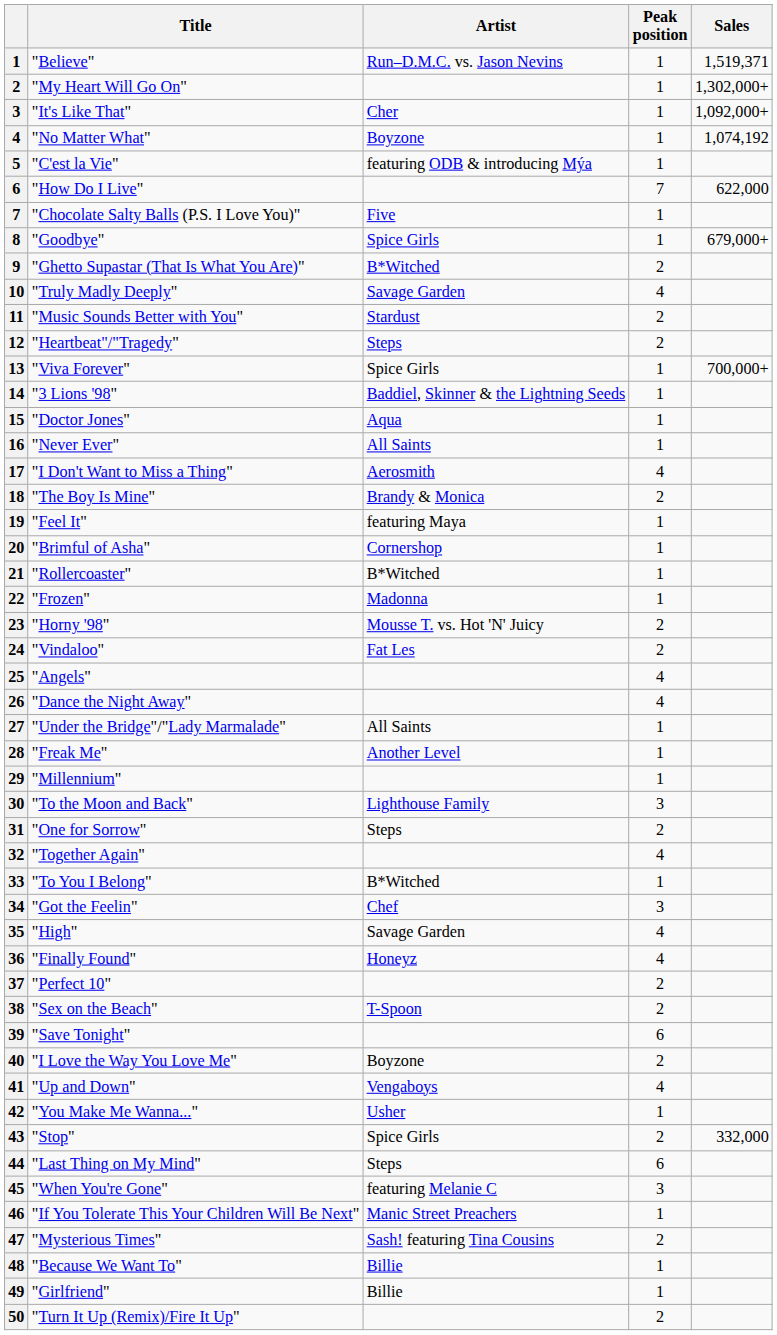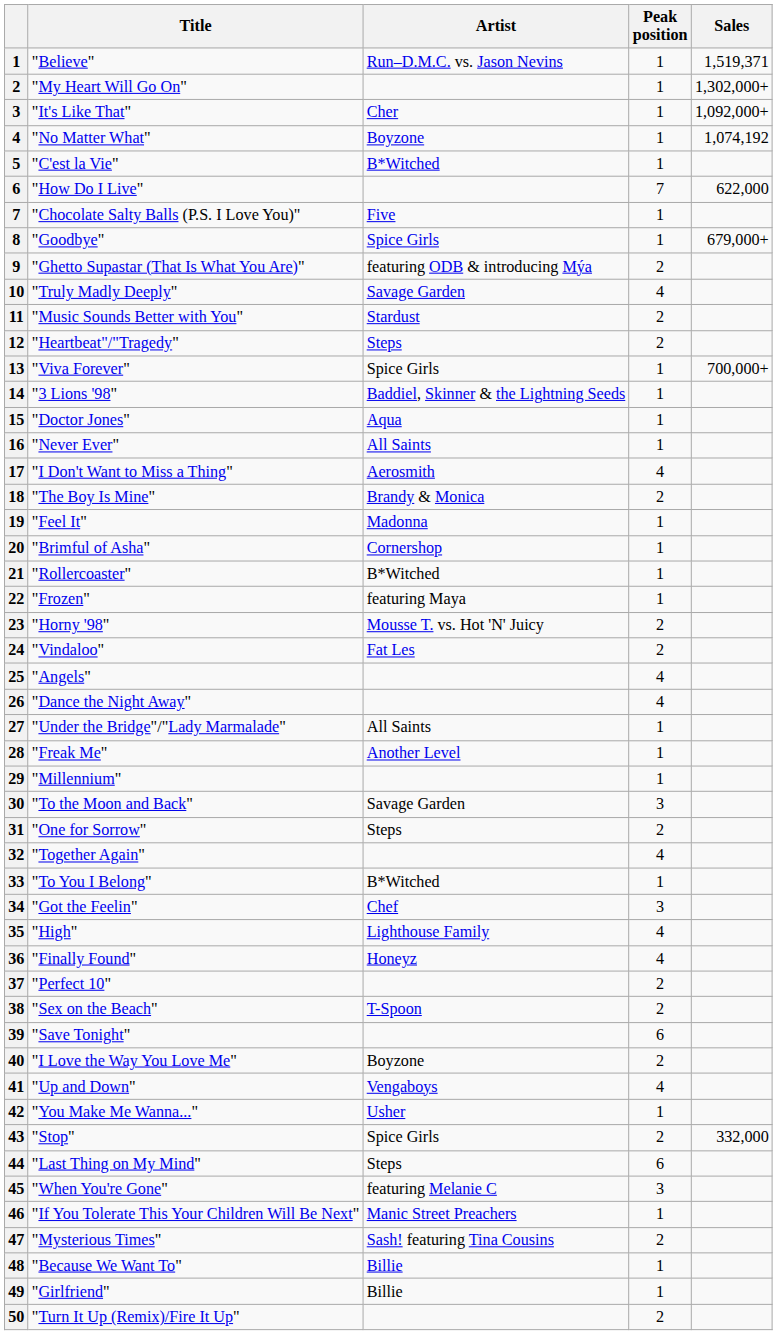(479, 163) featuring ODB & introducing Mýa -> (403, 163) B*Witched
(403, 266) B*Witched -> (479, 266) featuring ODB & introducing Mýa
(416, 522) featuring Maya -> (397, 522) Madonna
(397, 599) Madonna -> (416, 599) featuring Maya
(428, 804) Lighthouse Family -> (416, 804) Savage Garden
(416, 932) Savage Garden -> (428, 932) Lighthouse Family
